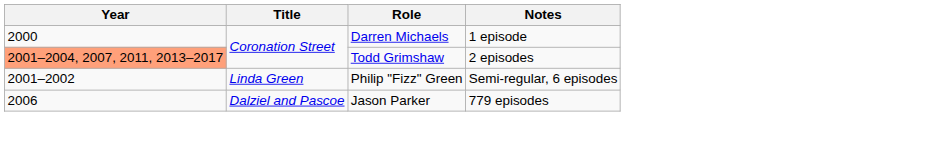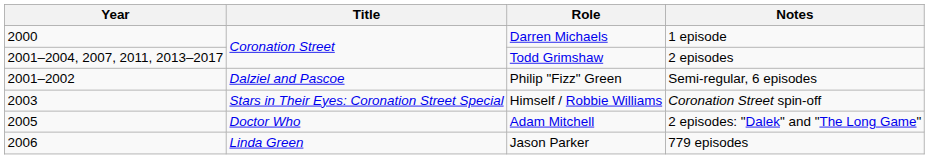(115, 57) lightsalmon background -> (115, 57) no background
(266, 79) Linda Green -> (287, 79) Dalziel and Pascoe
+ row: (586, 100)
+ row: (552, 121)
(287, 100) Dalziel and Pascoe -> (266, 143) Linda Green
